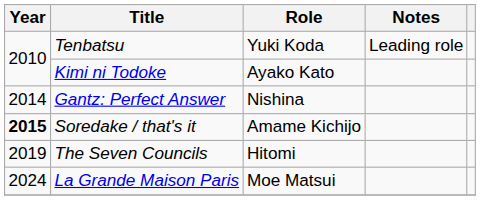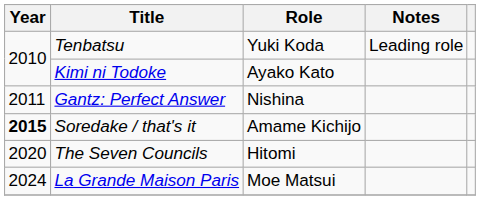(28, 99) 2014 -> (27, 99) 2011
(28, 153) 2019 -> (28, 153) 2020
